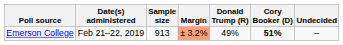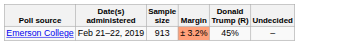- column: (273, 16)
(230, 34) 49% -> (230, 34) 45%
